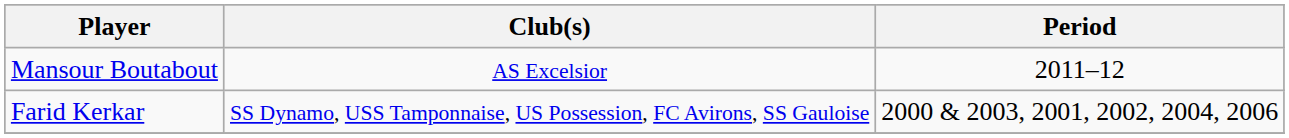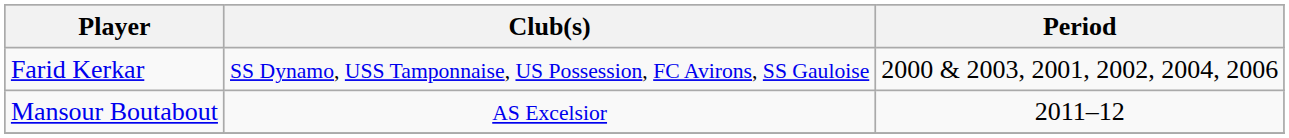rows swapped: (78, 111) <-> (114, 68)
